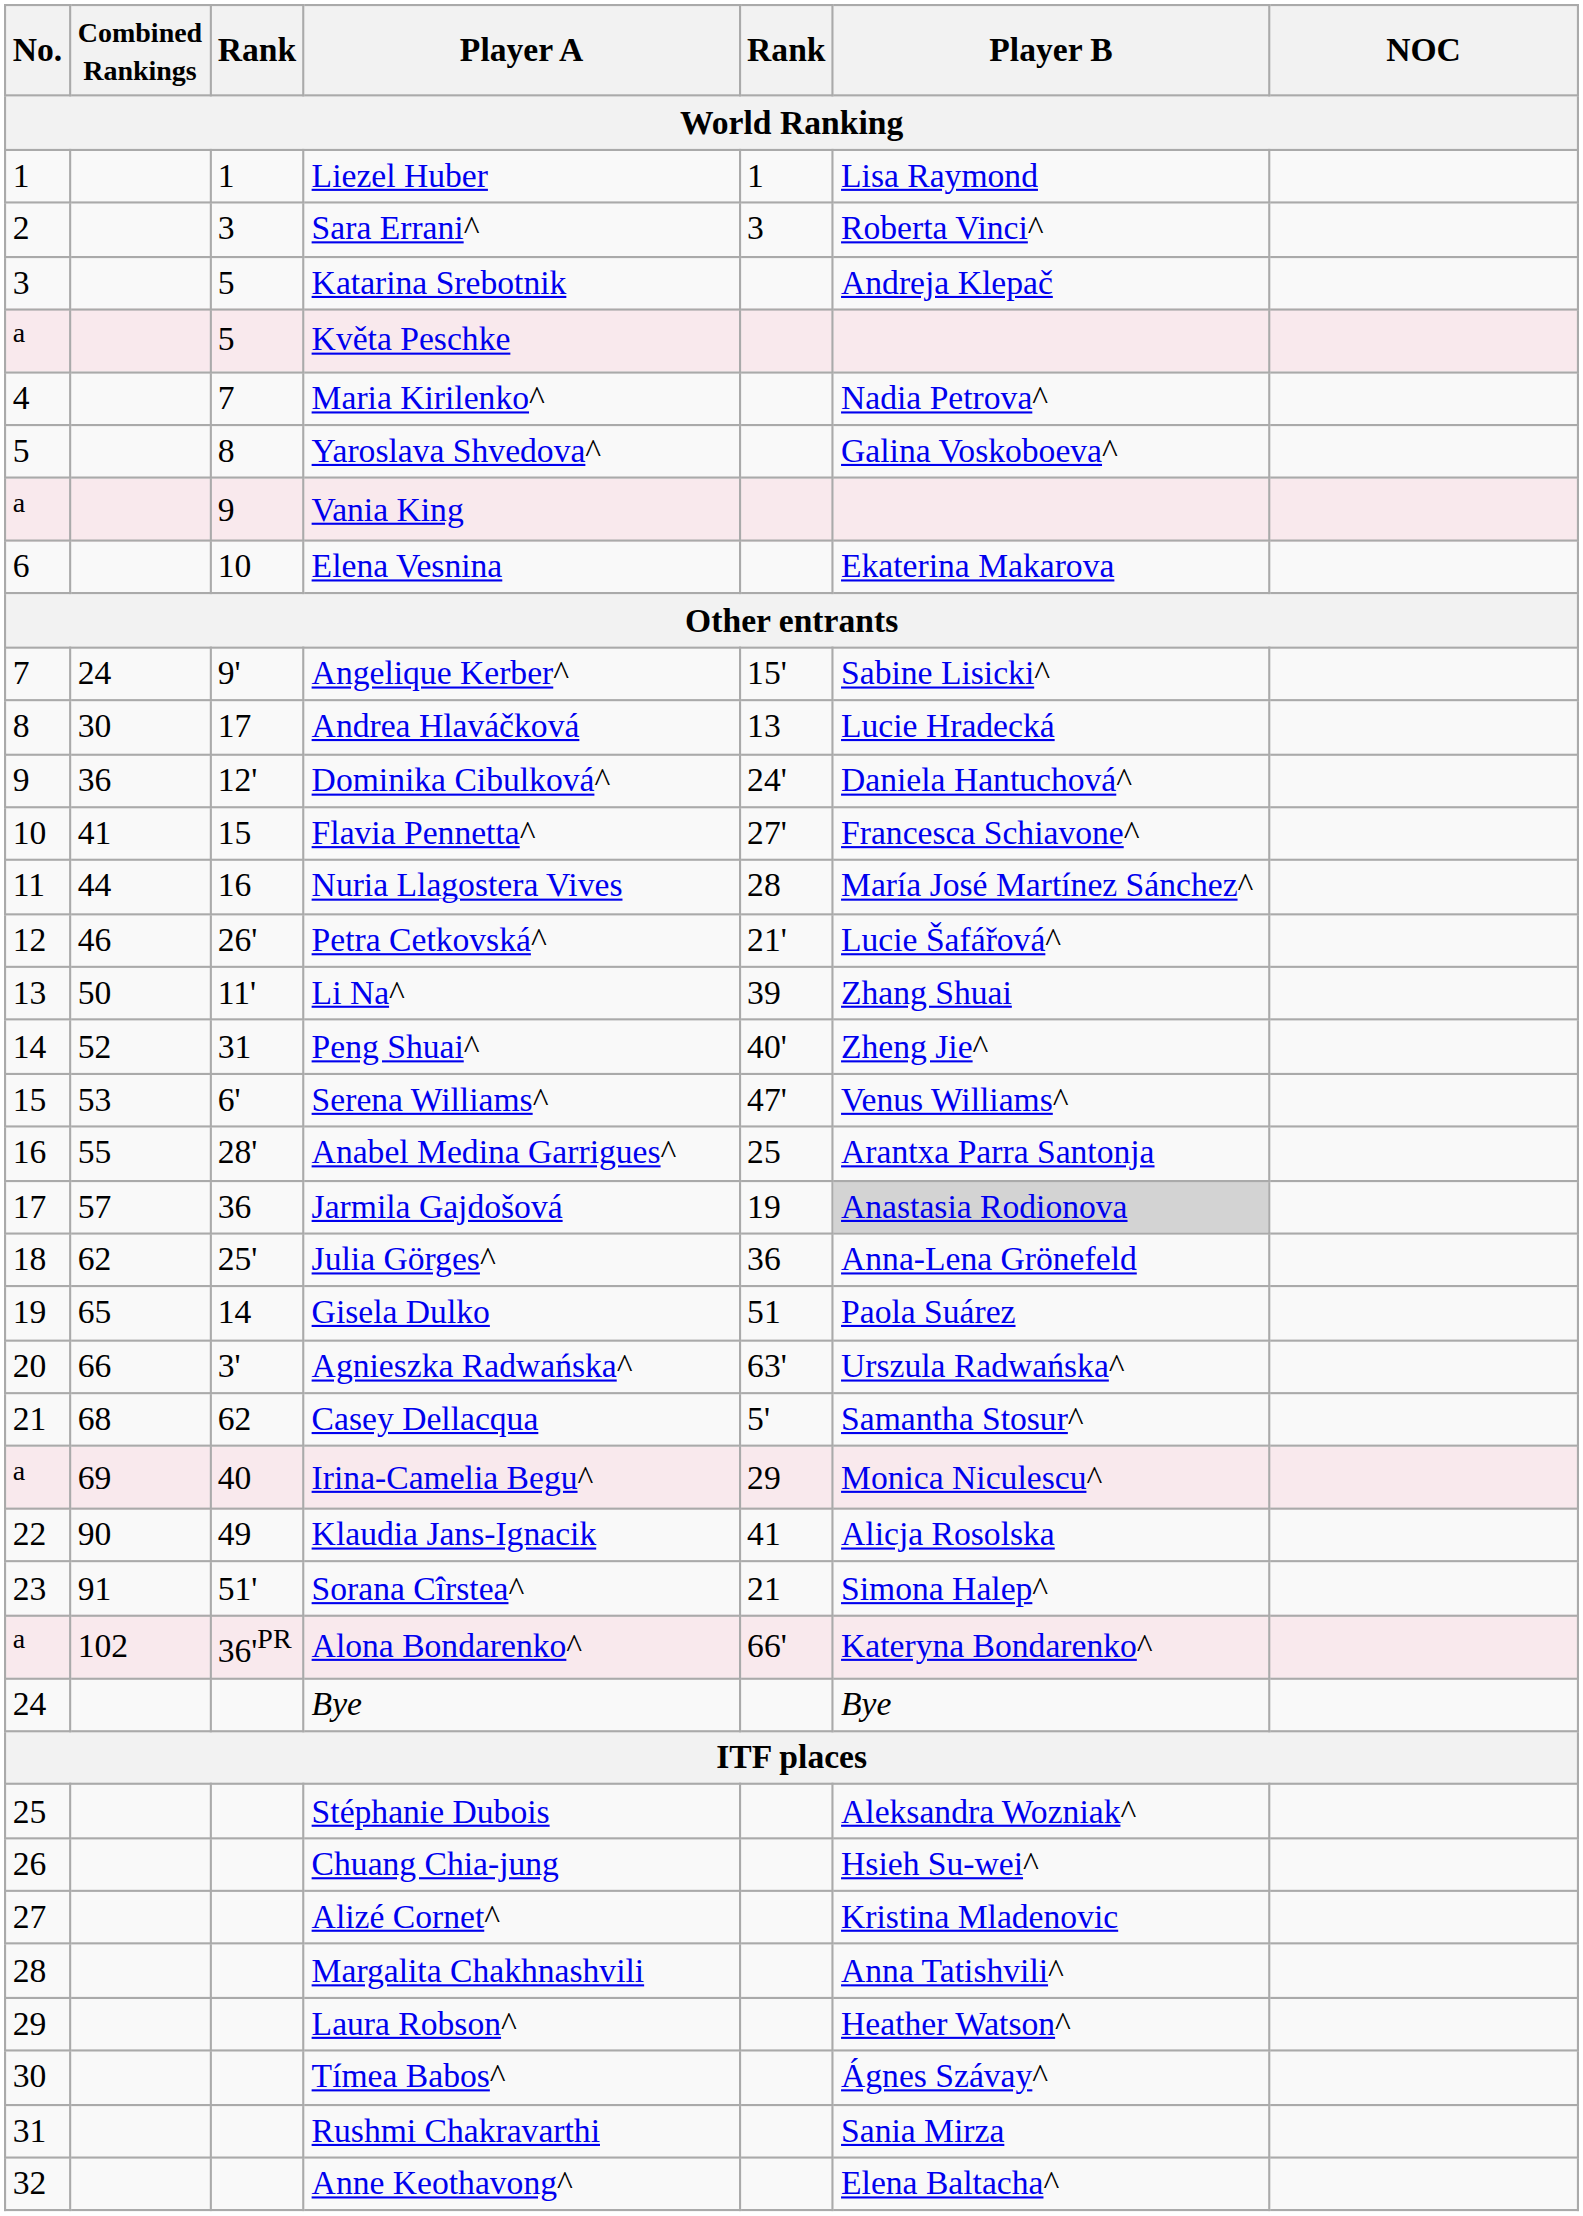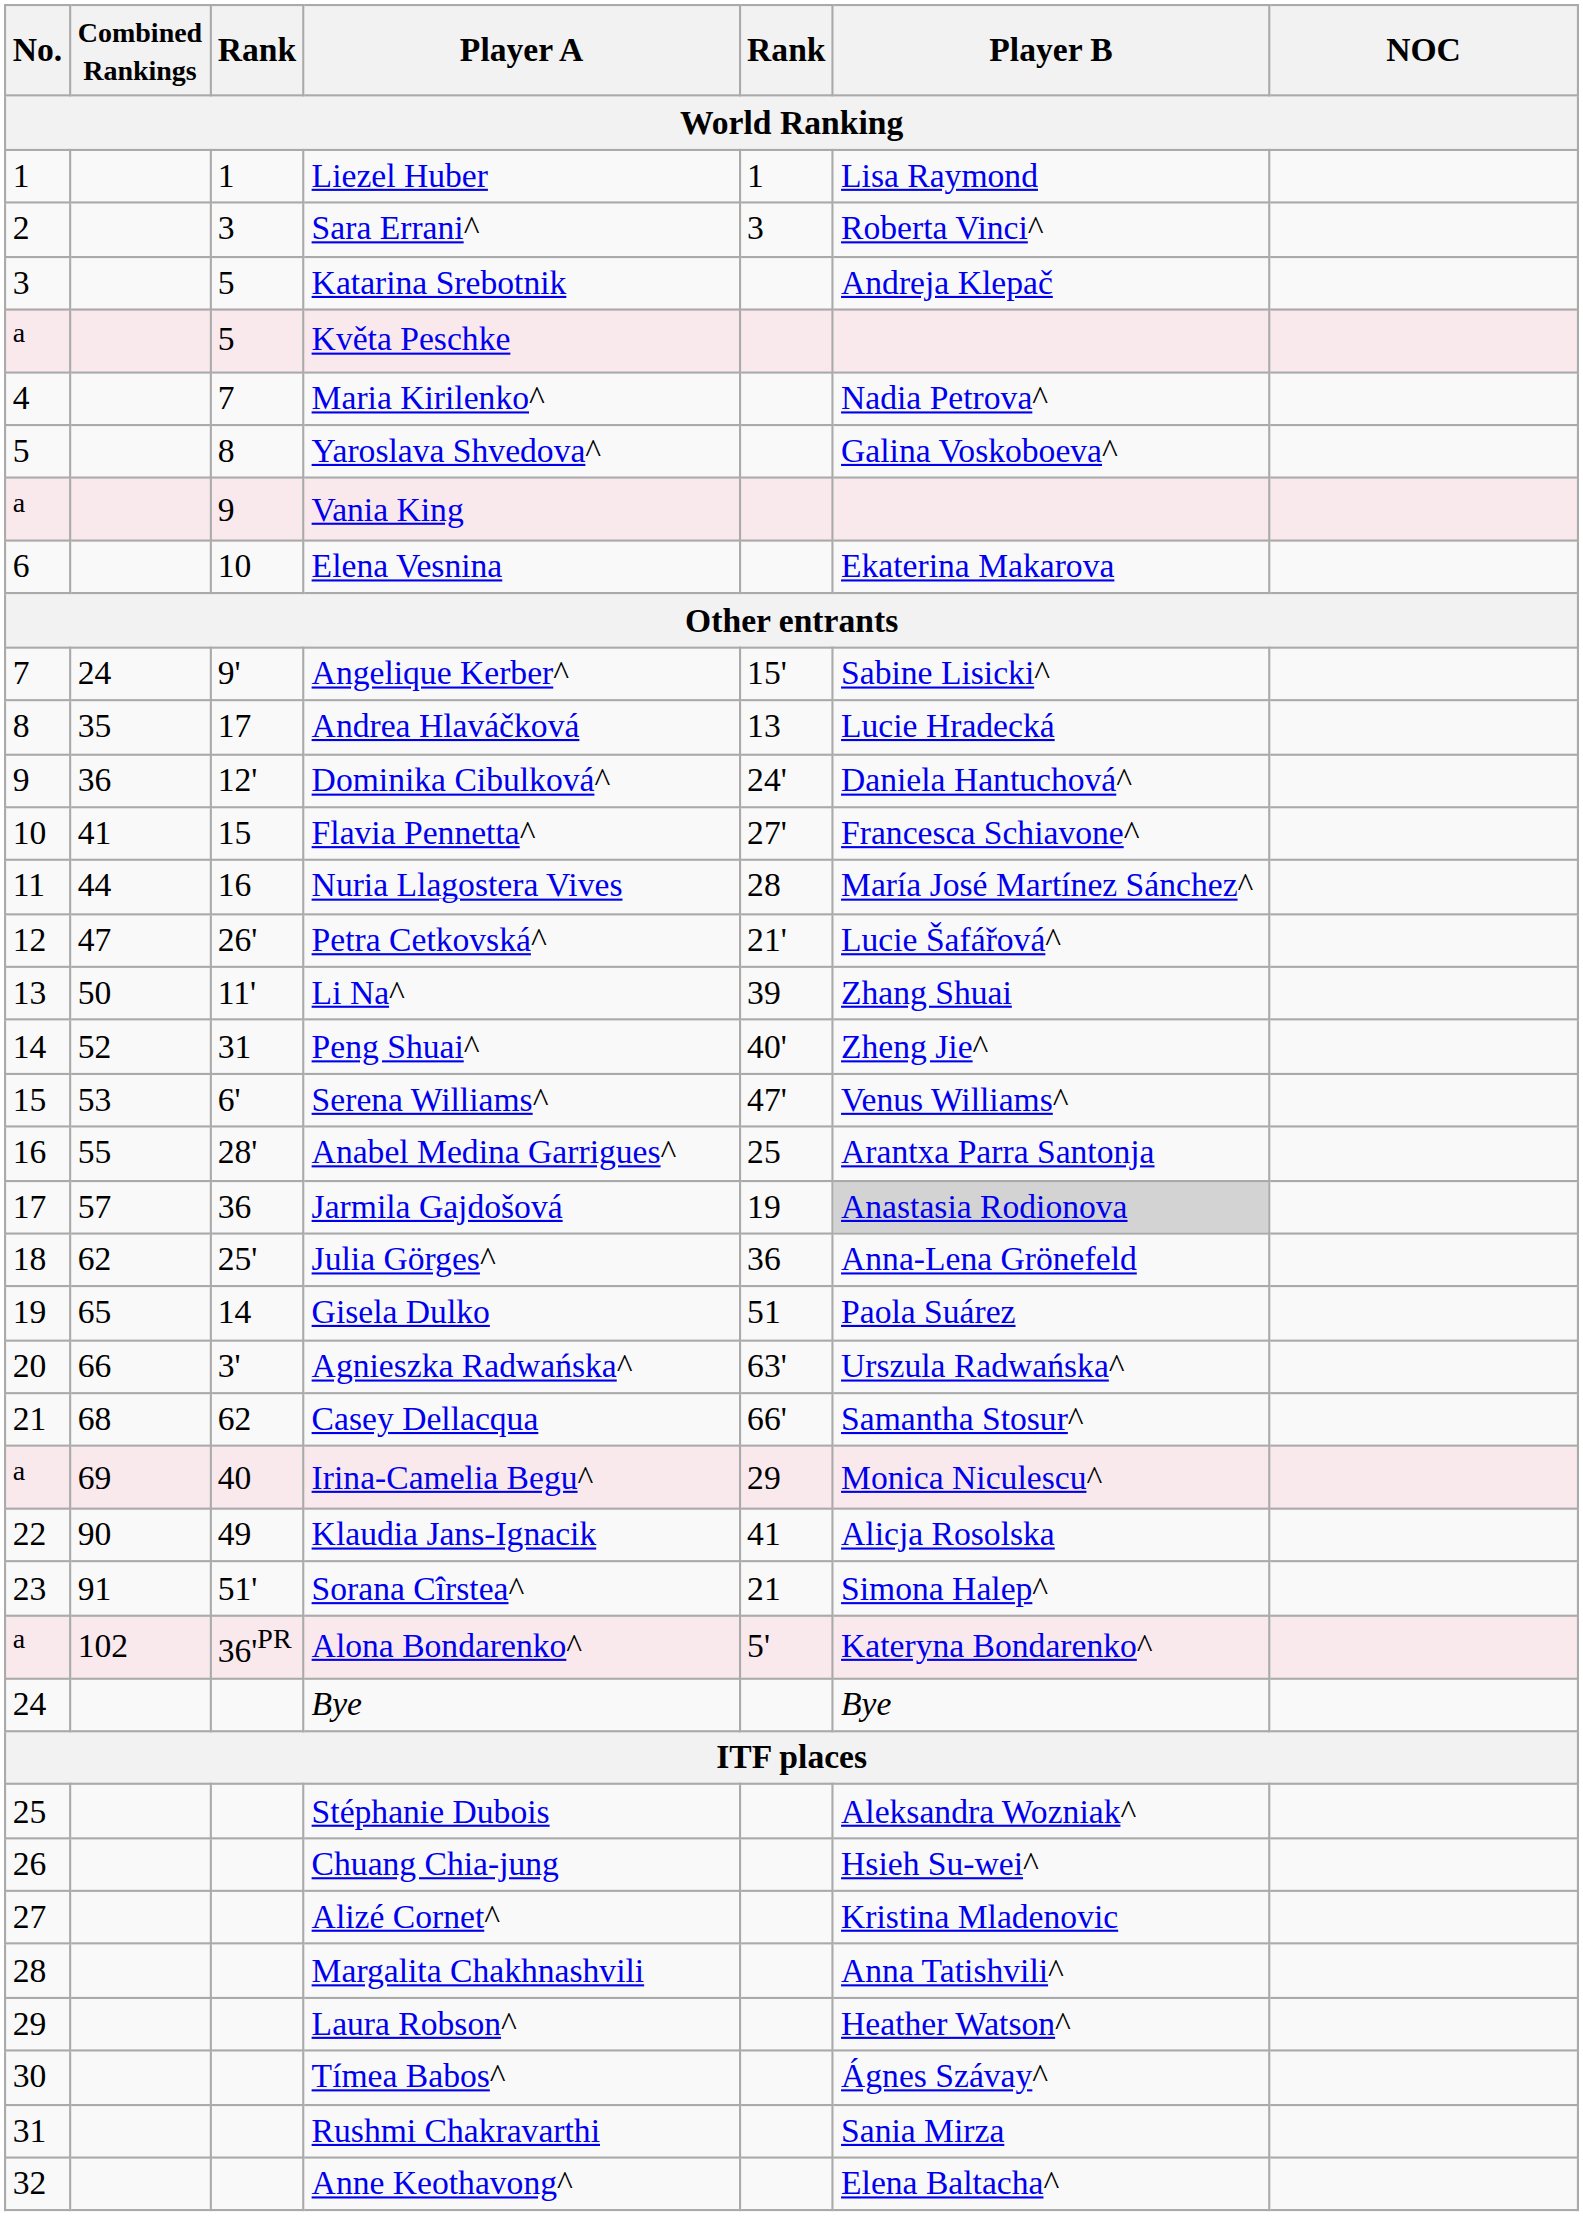(95, 726) 30 -> (95, 726) 35
(95, 939) 46 -> (95, 939) 47
(759, 1419) 5' -> (767, 1419) 66'
(767, 1646) 66' -> (759, 1646) 5'
